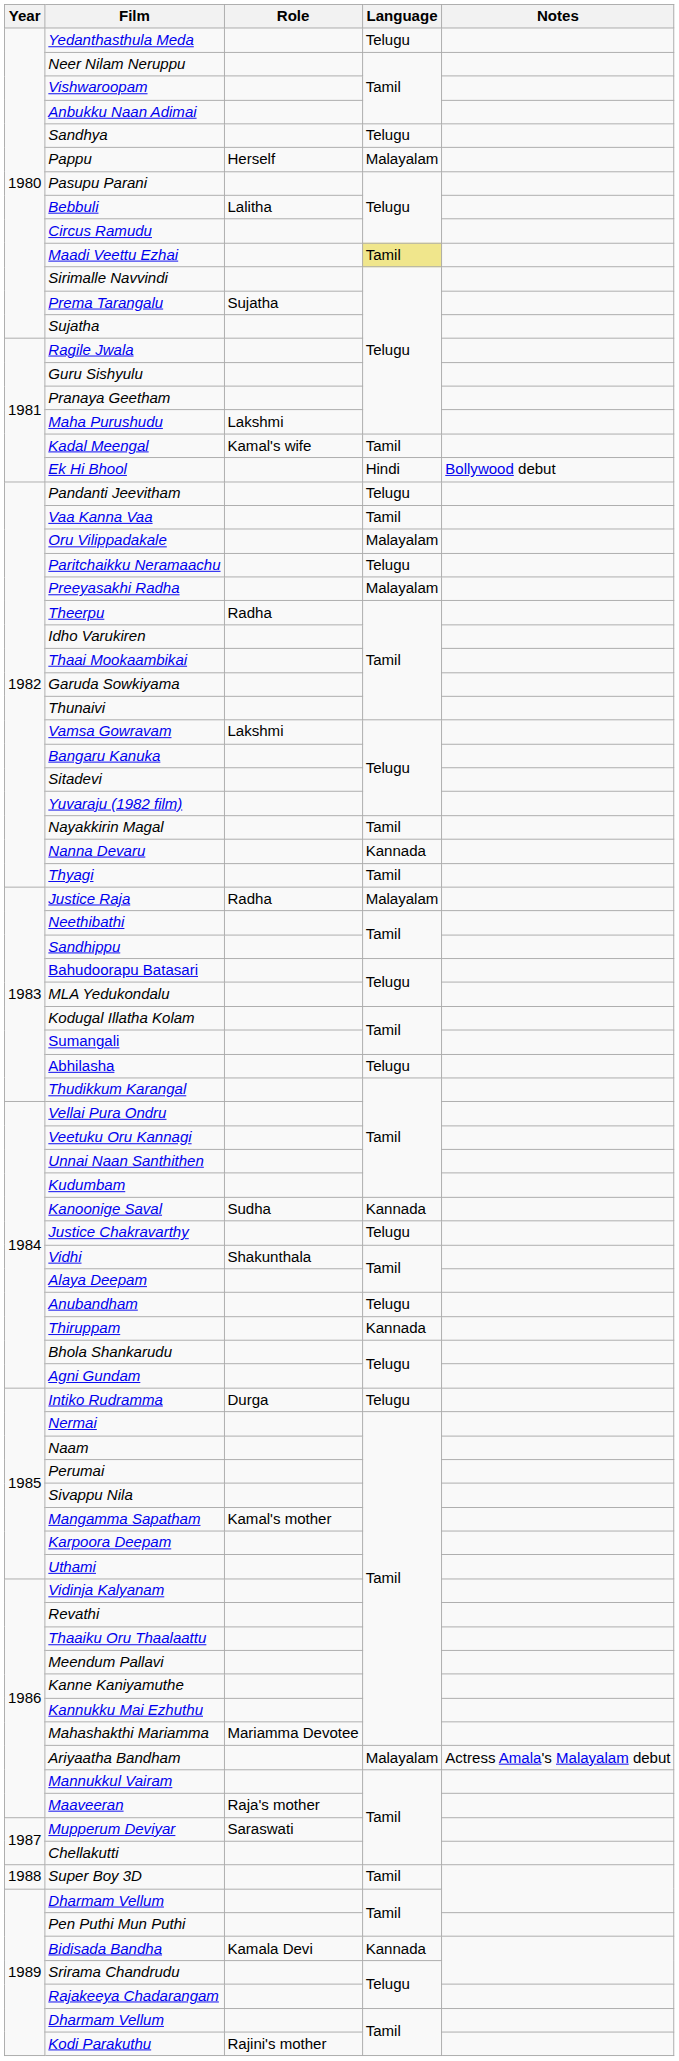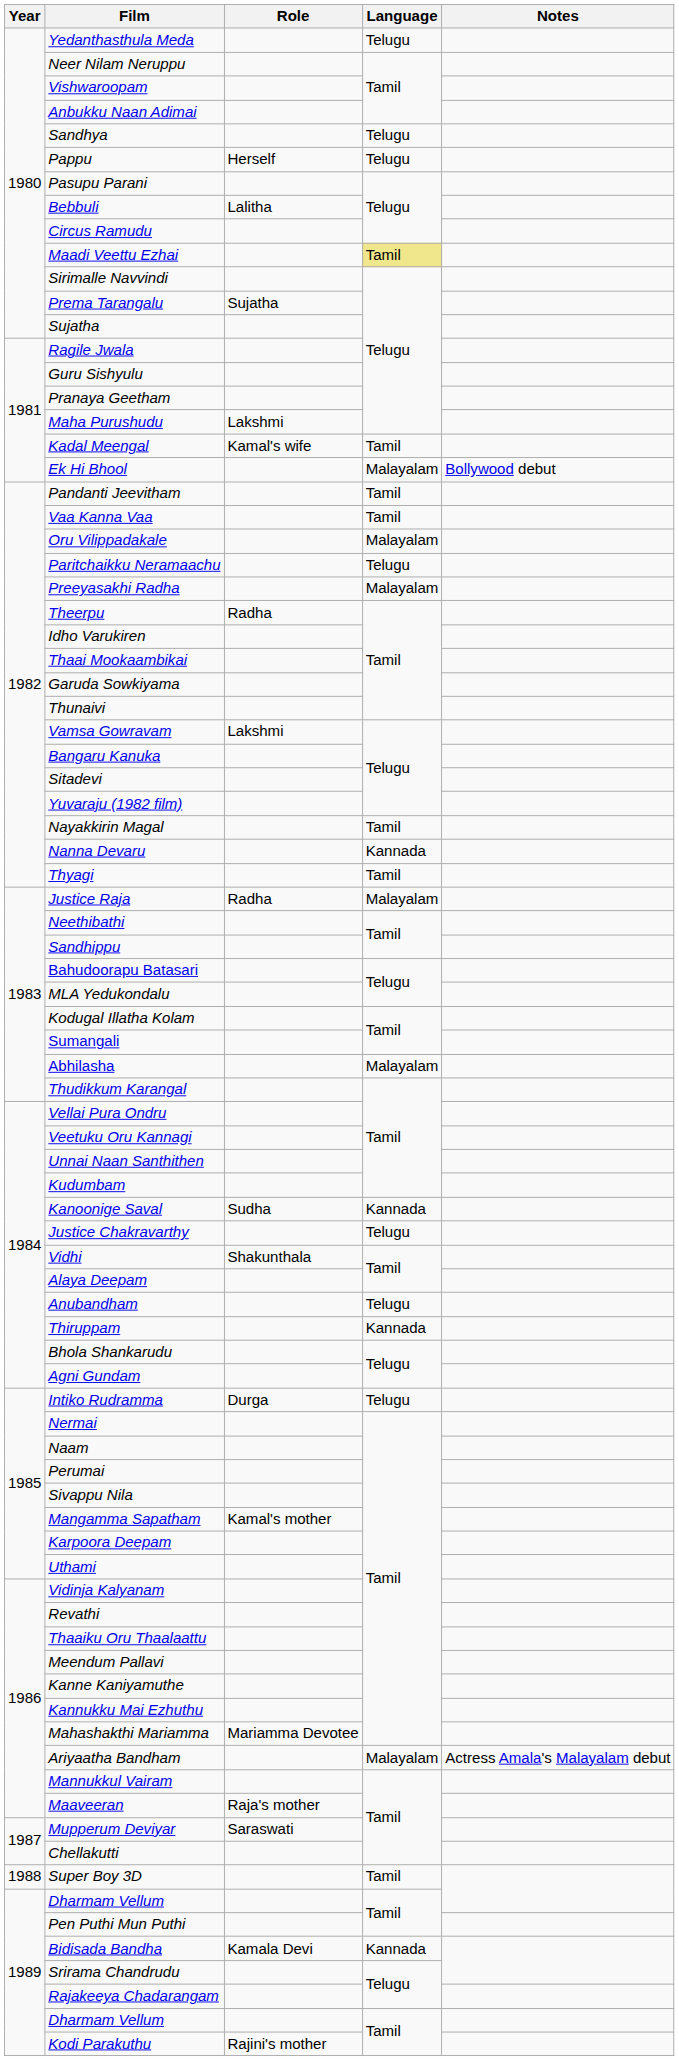(402, 159) Malayalam -> (388, 159) Telugu
(383, 469) Hindi -> (402, 469) Malayalam
(388, 493) Telugu -> (383, 493) Tamil
(388, 1065) Telugu -> (402, 1065) Malayalam
